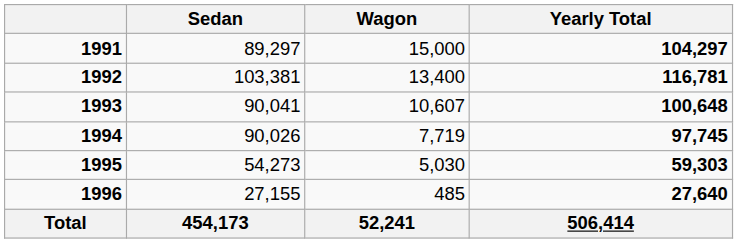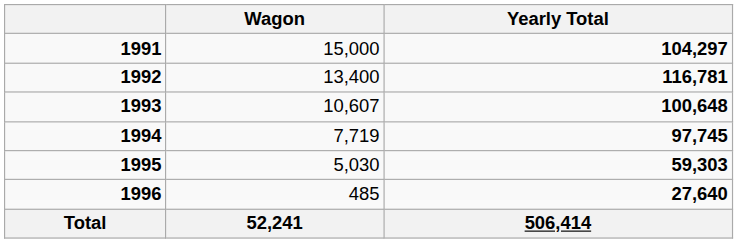- column: (215, 19)
